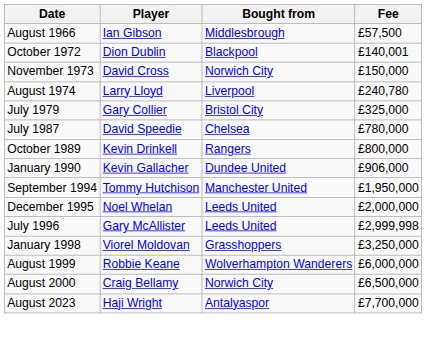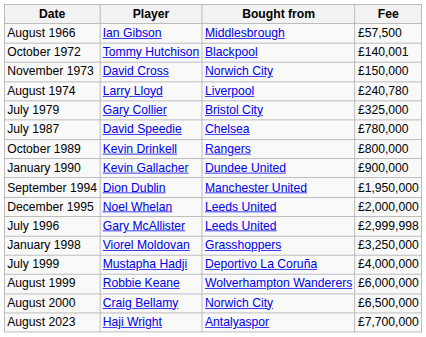(134, 52) Dion Dublin -> (151, 52) Tommy Hutchison
(383, 168) £906,000 -> (383, 168) £900,000
(151, 187) Tommy Hutchison -> (134, 187) Dion Dublin
+ row: (33, 264)
